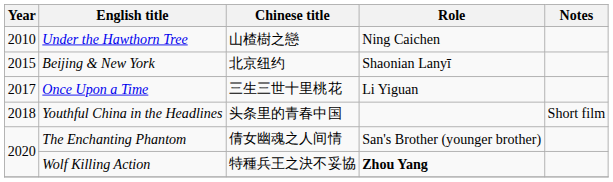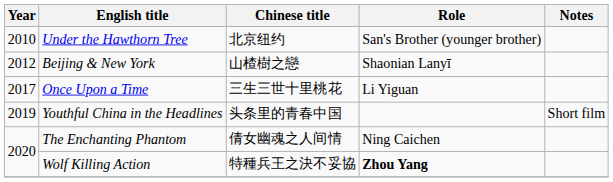(264, 38) 山楂樹之戀 -> (257, 38) 北京纽约
(401, 39) Ning Caichen -> (452, 39) San's Brother (younger brother)
(22, 64) 2015 -> (22, 64) 2012
(257, 63) 北京纽约 -> (264, 63) 山楂樹之戀
(22, 114) 2018 -> (22, 114) 2019
(452, 139) San's Brother (younger brother) -> (401, 139) Ning Caichen
